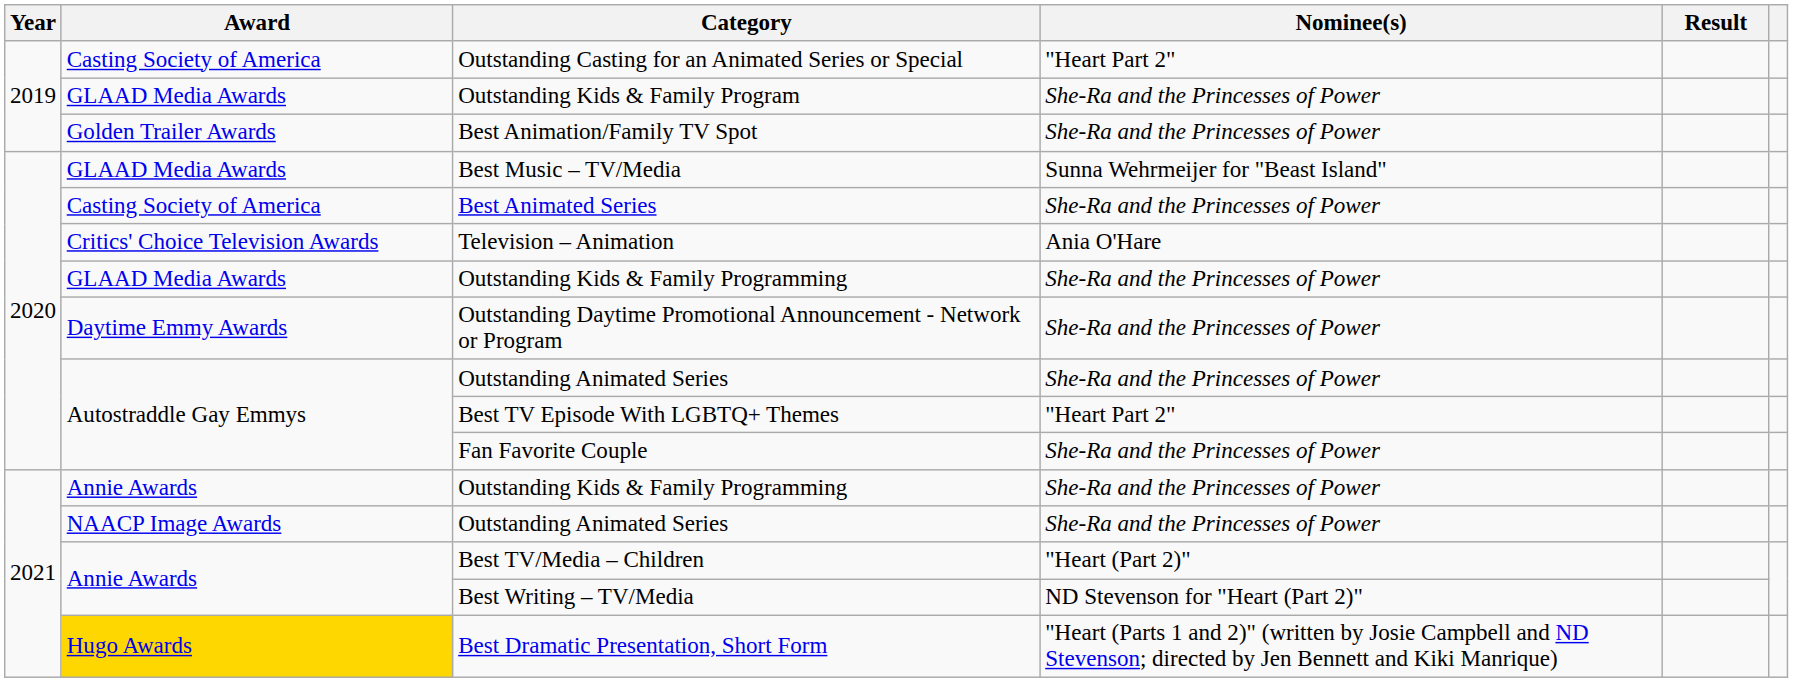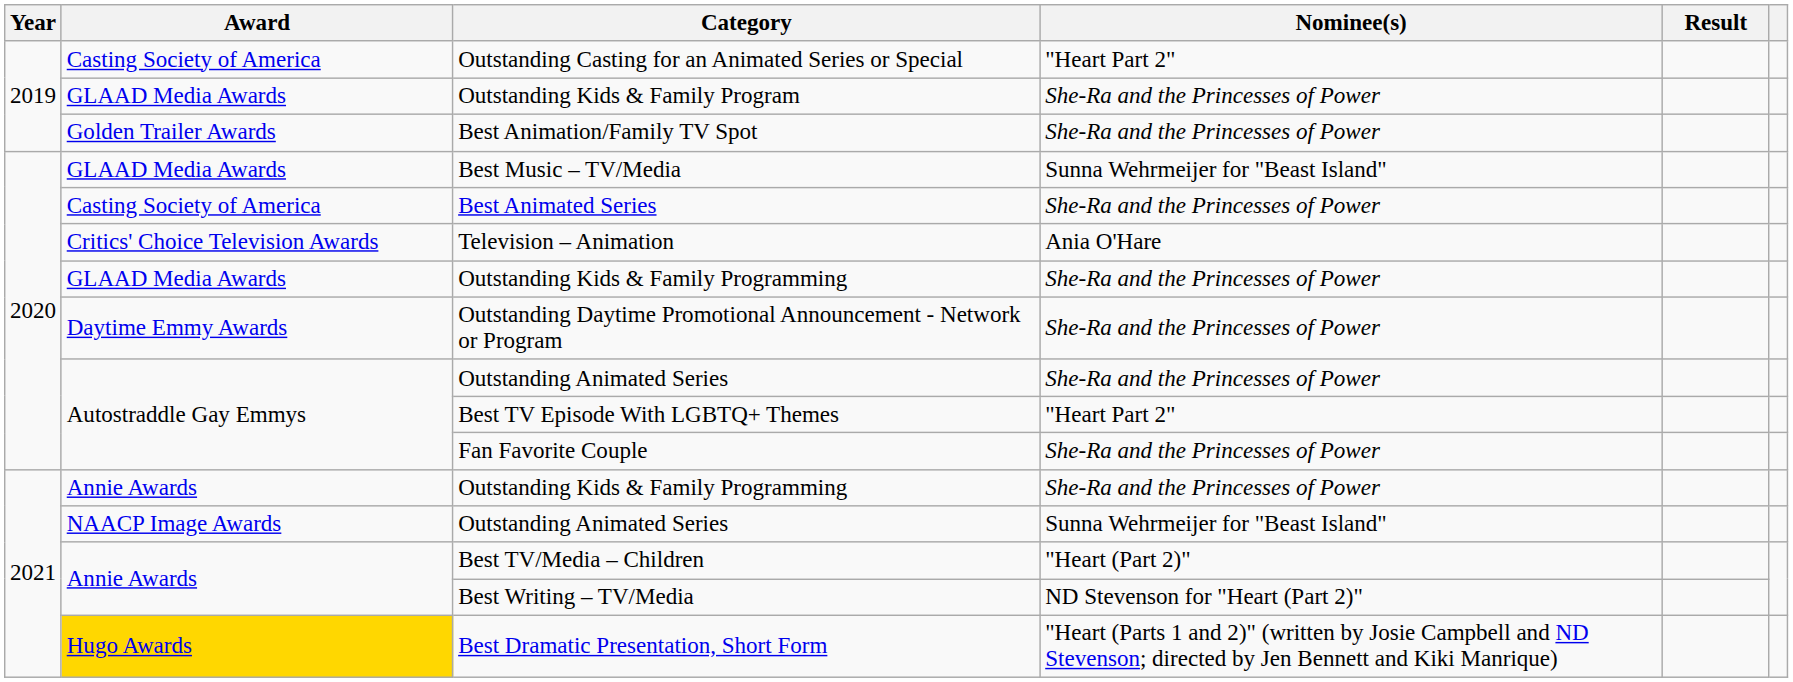(1213, 523) She-Ra and the Princesses of Power -> (1216, 523) Sunna Wehrmeijer for "Beast Island"
